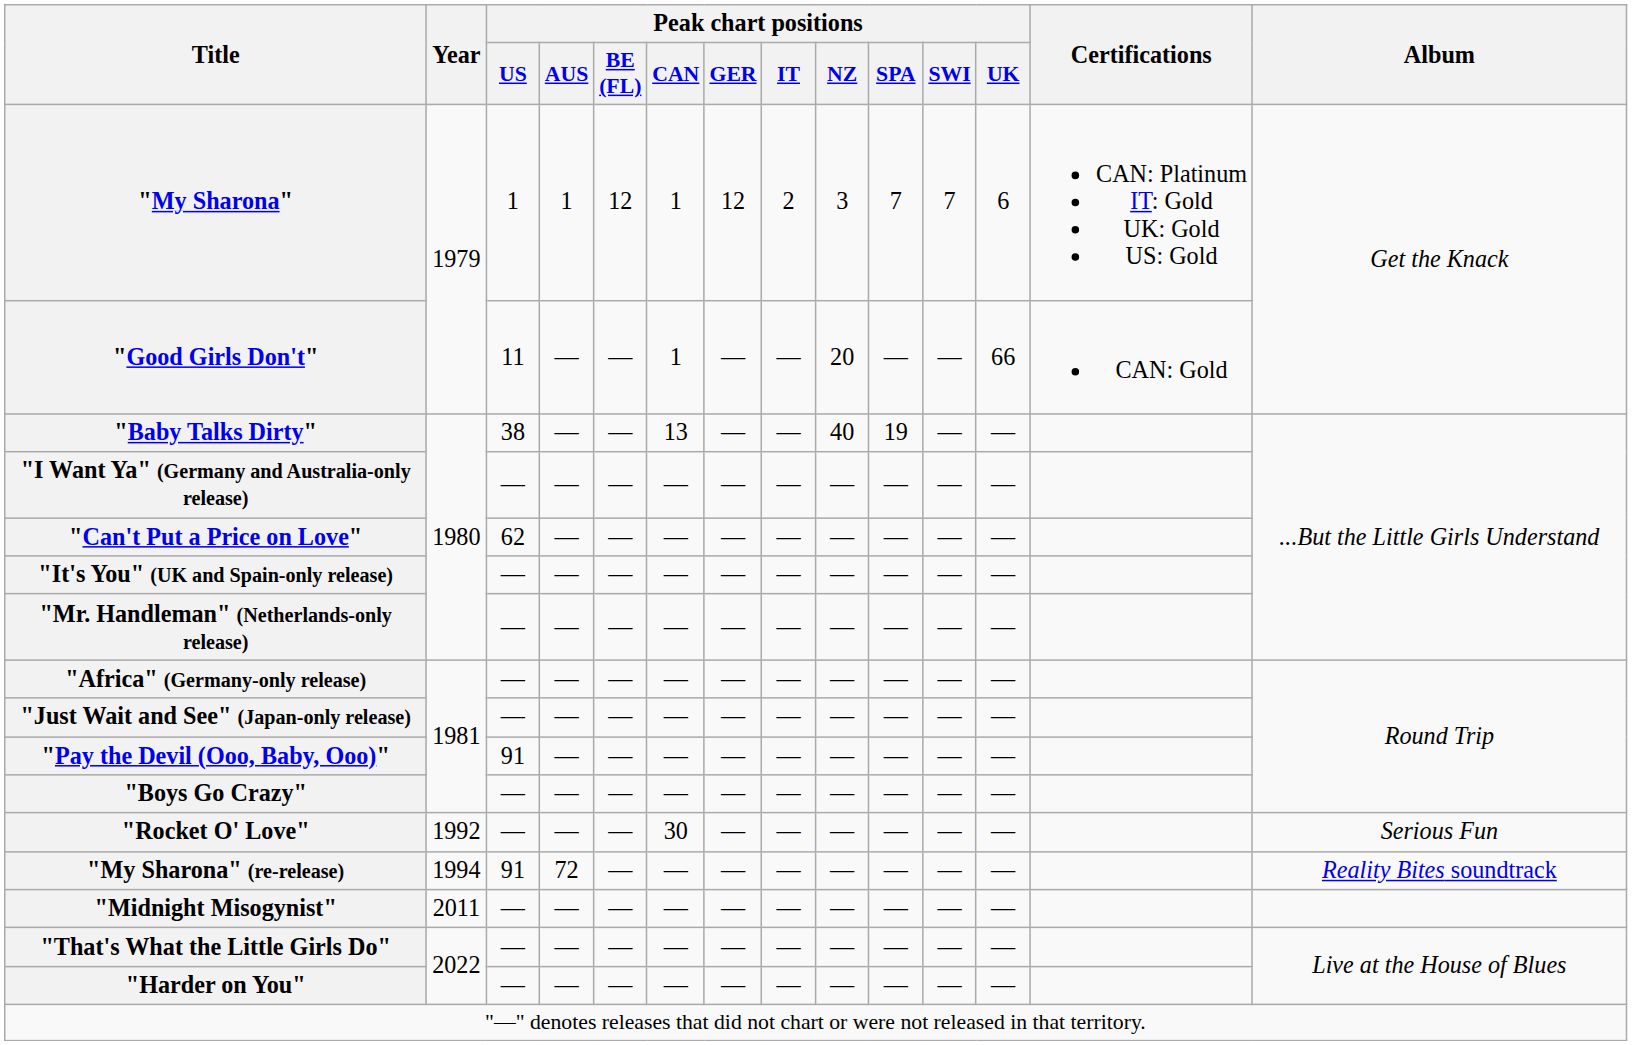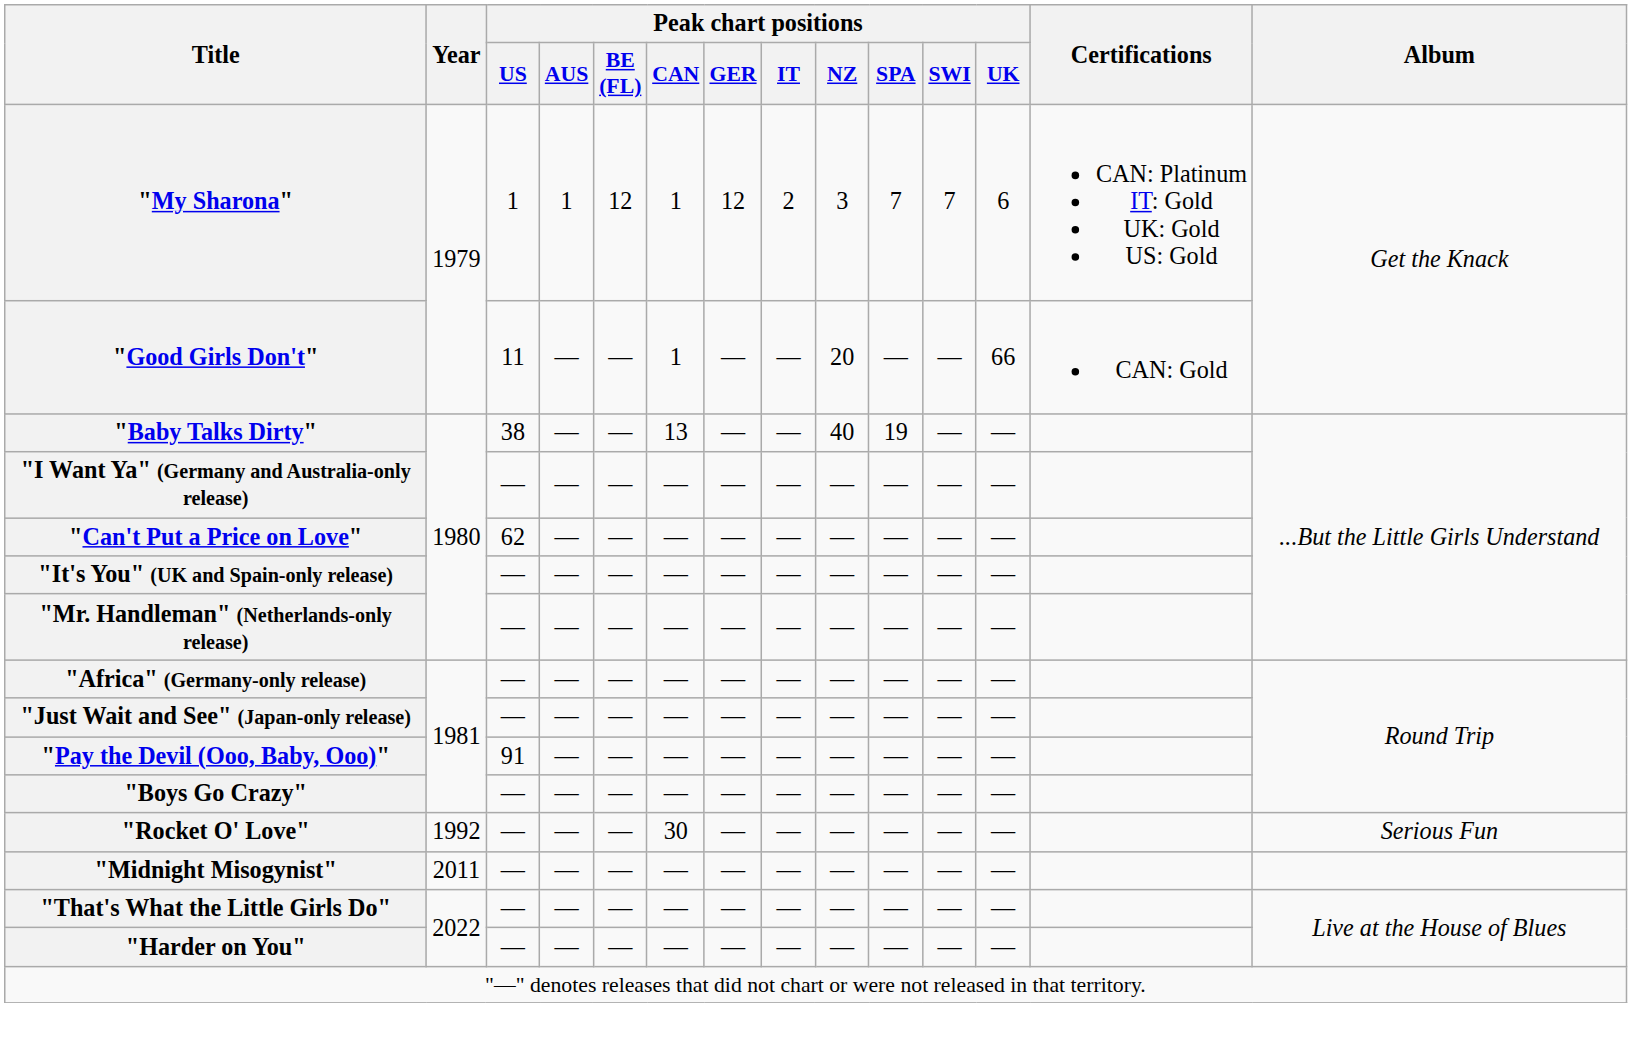- row: (216, 870)
